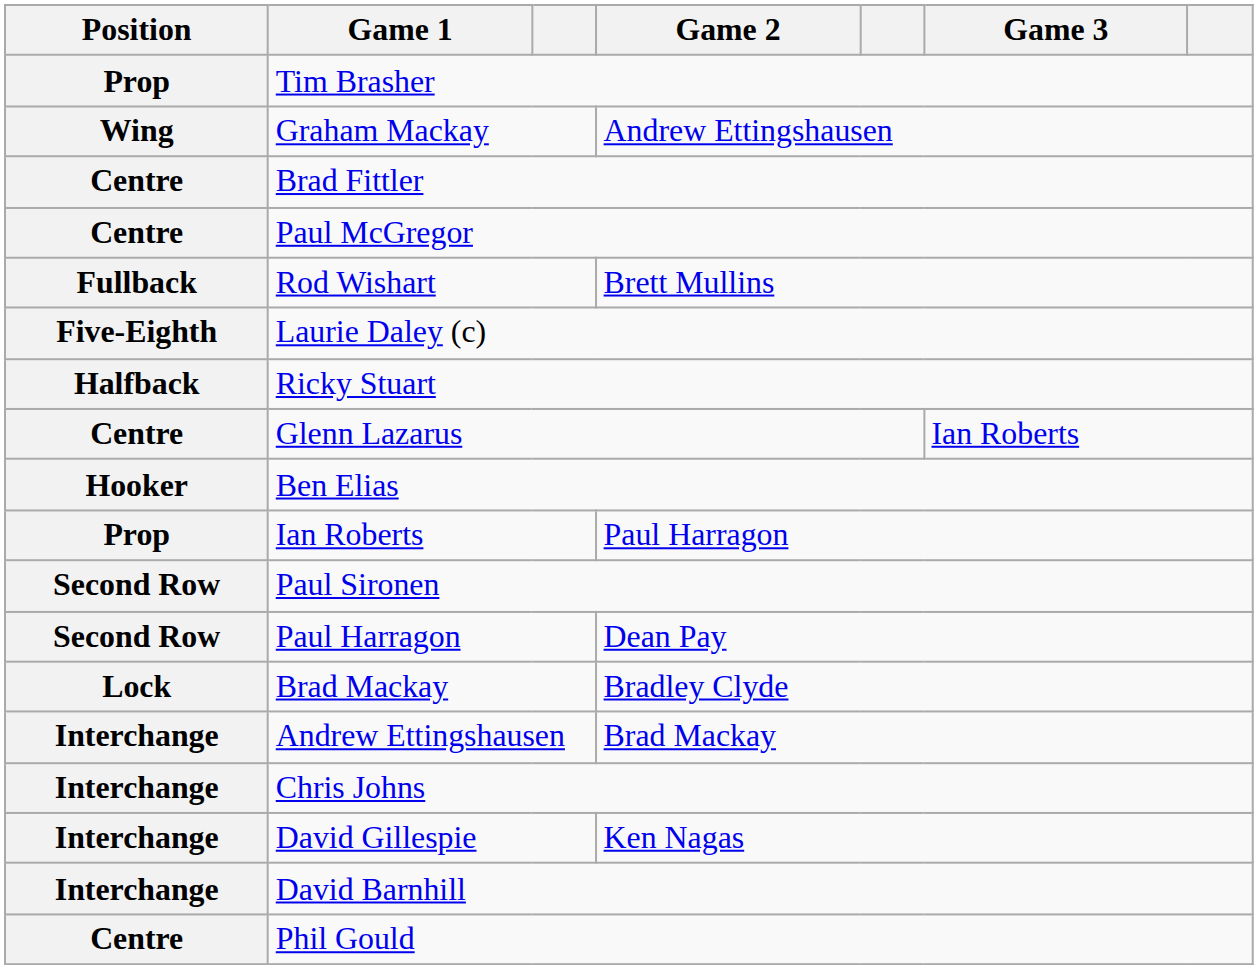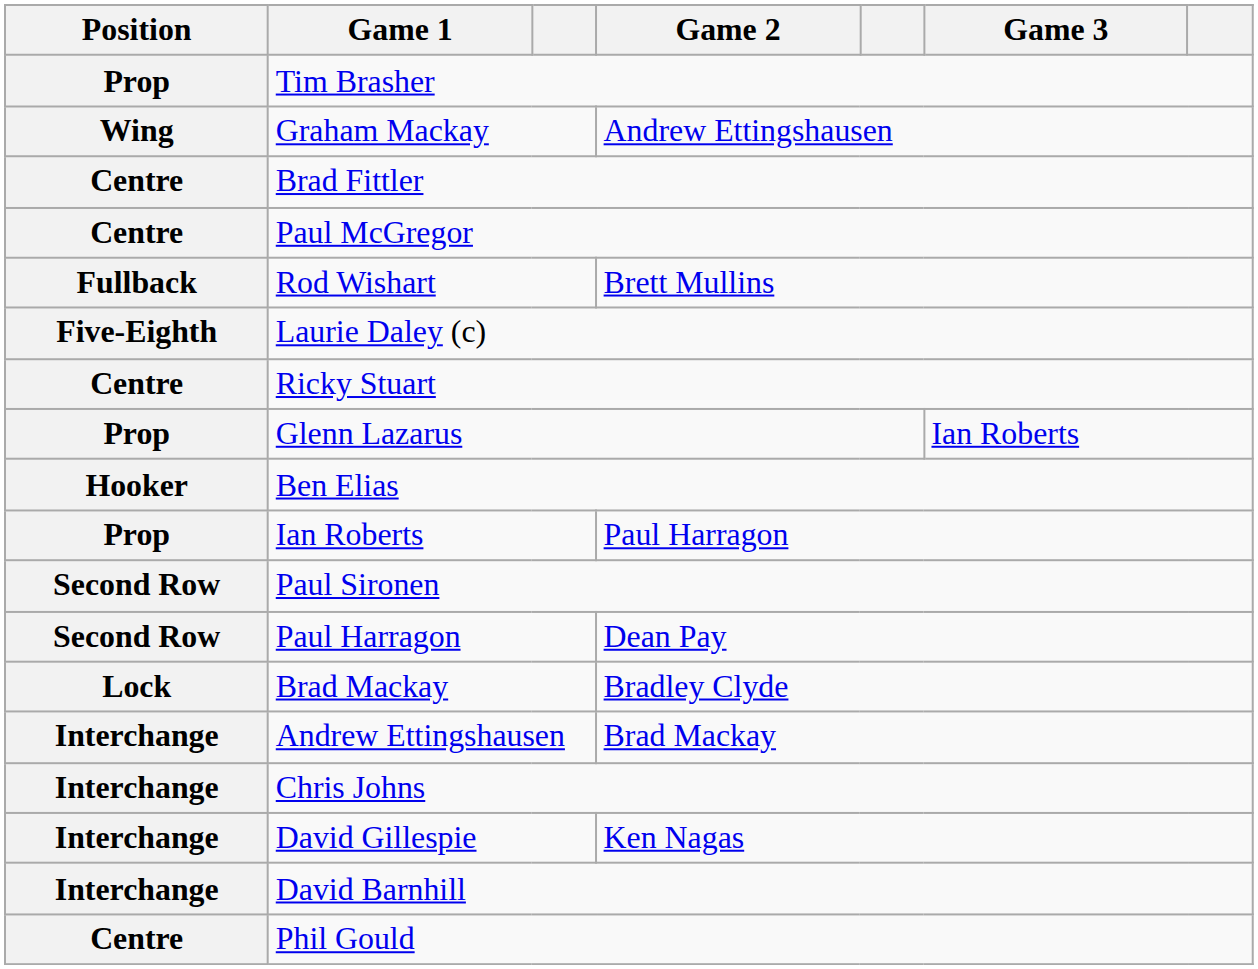(137, 383) Halfback -> (137, 383) Centre
(137, 433) Centre -> (137, 433) Prop
